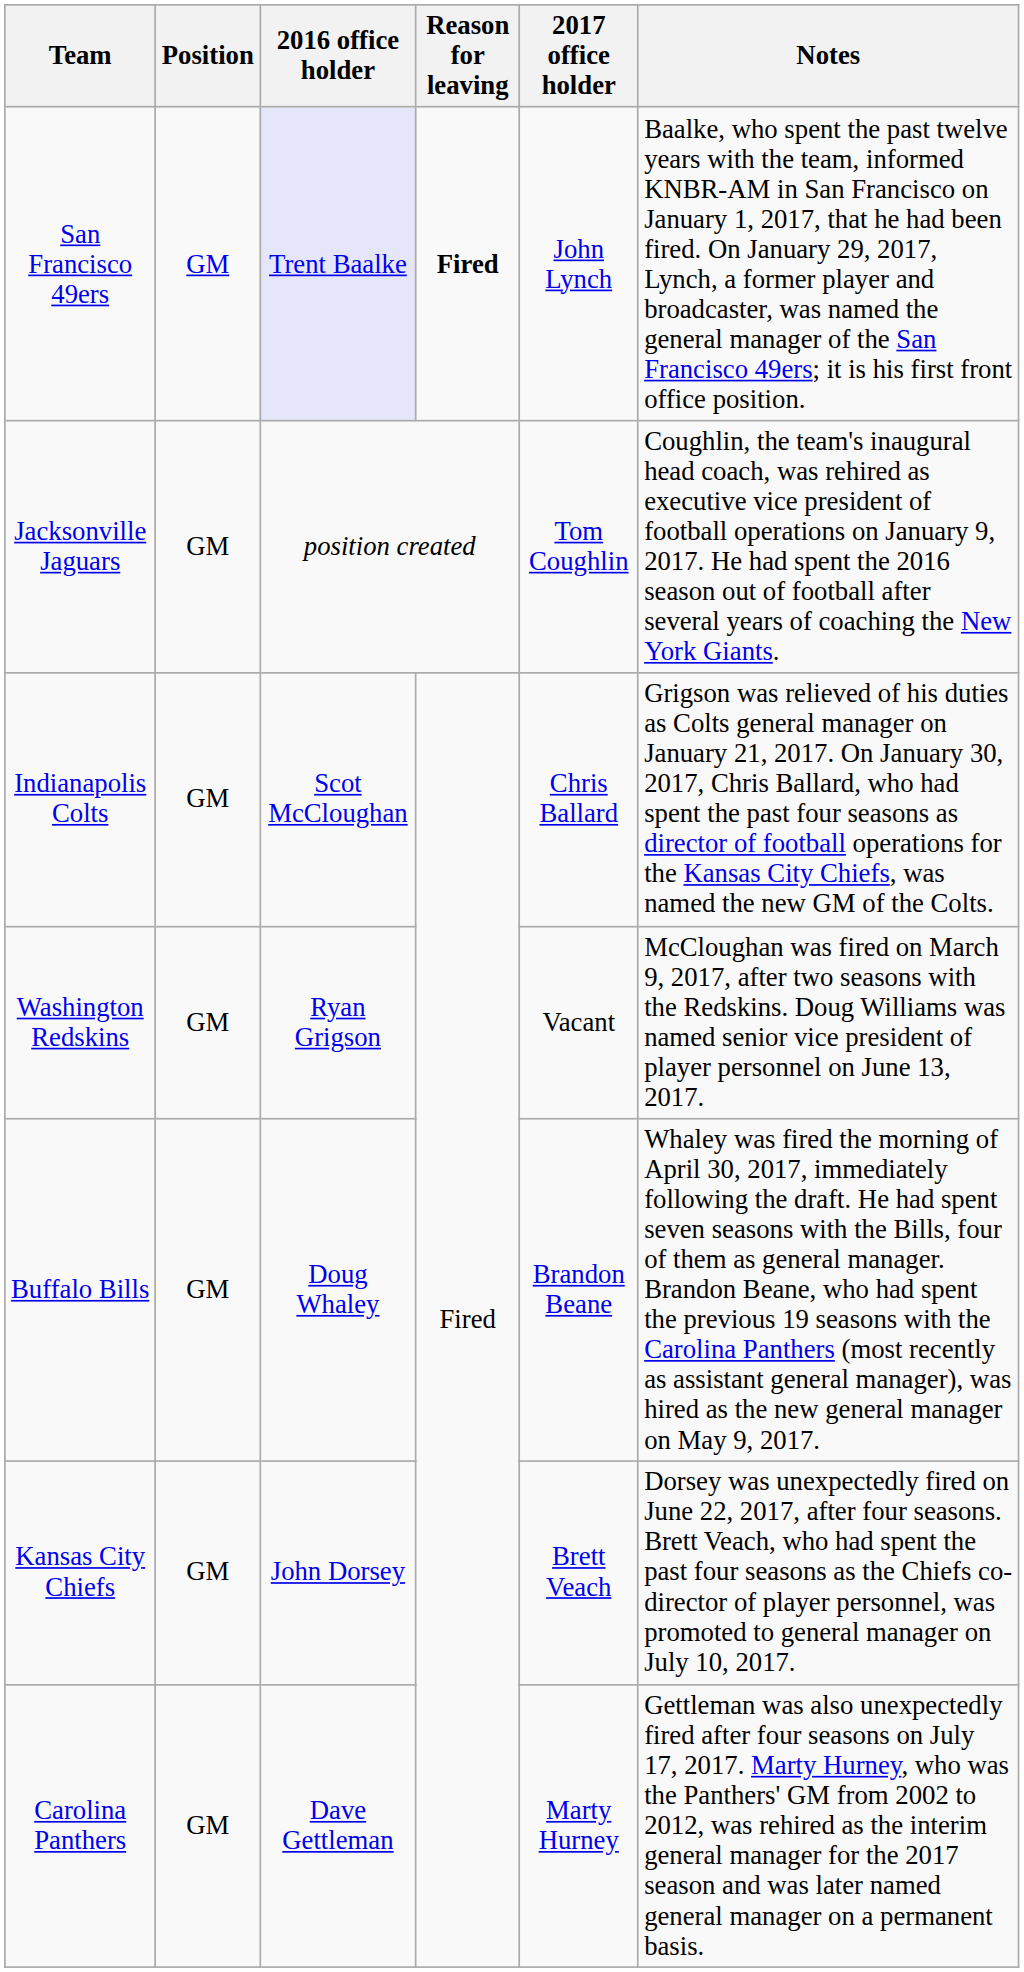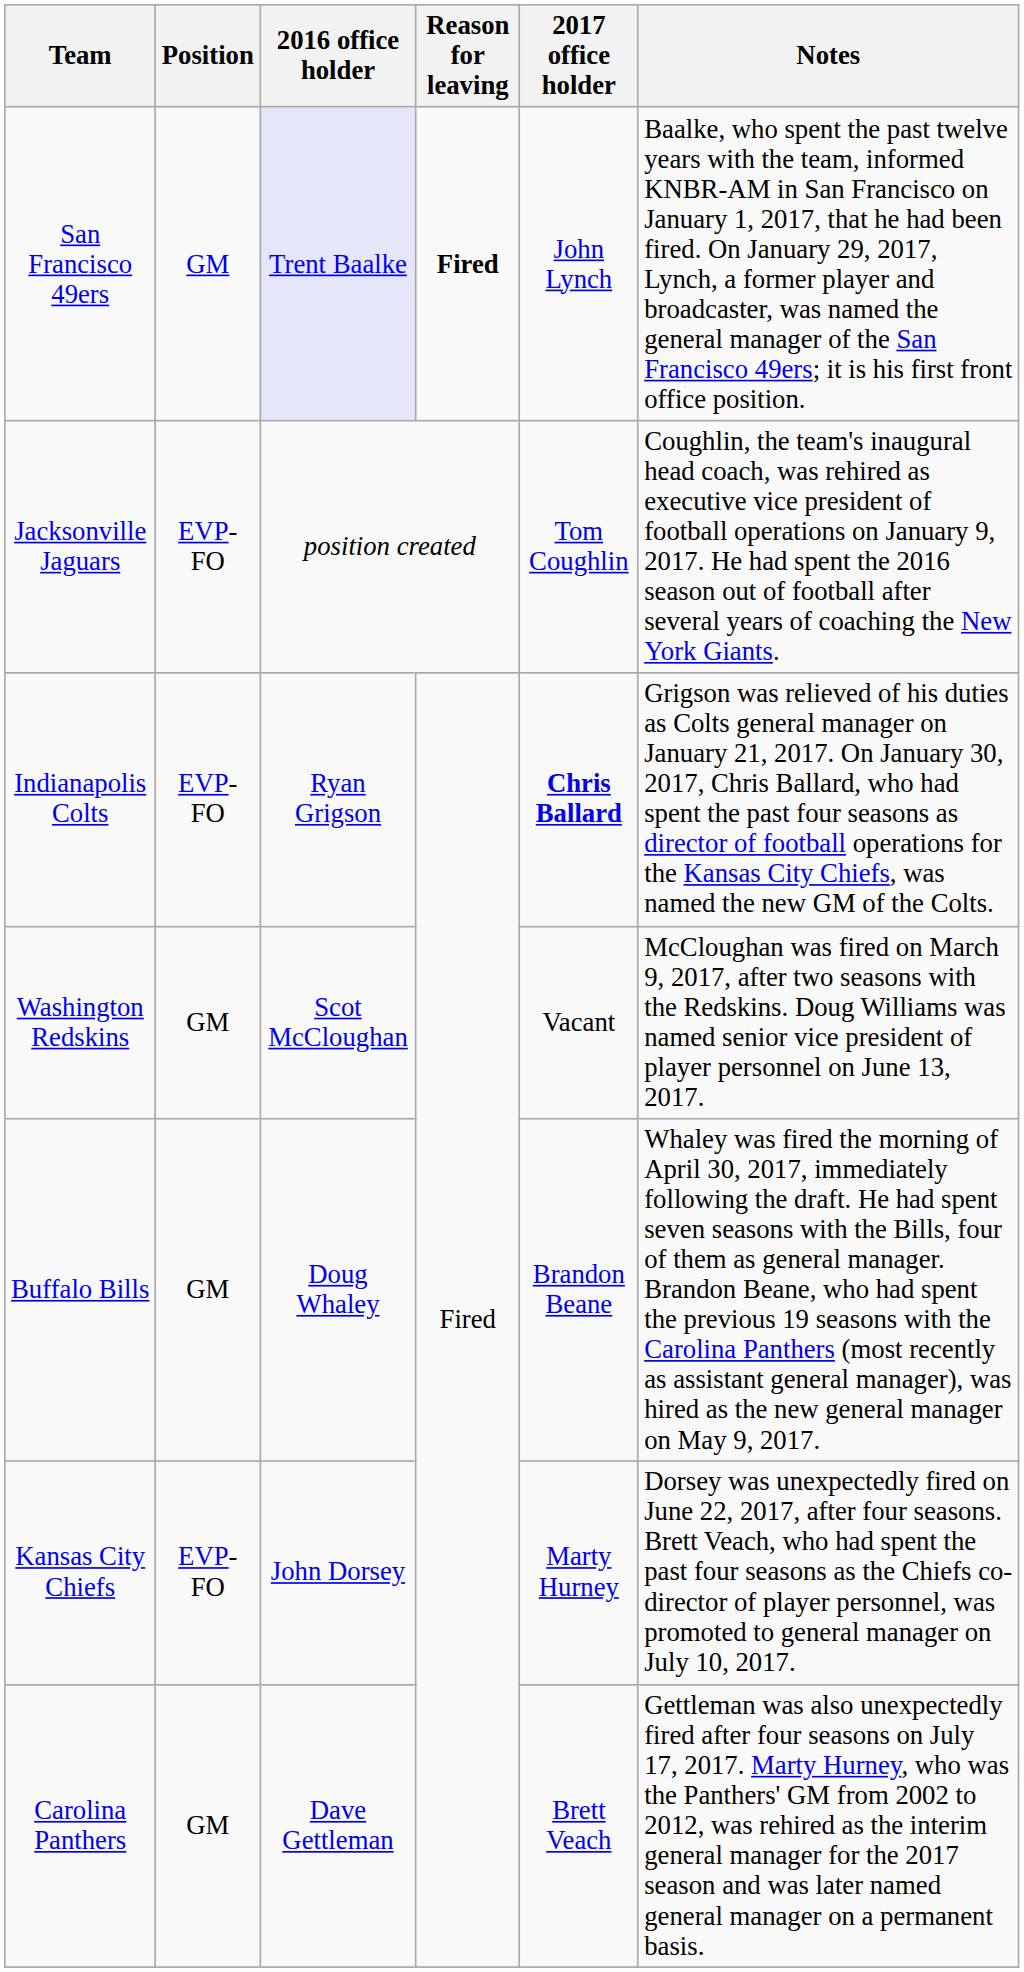(208, 546) GM -> (208, 546) EVP-FO
(208, 799) GM -> (208, 799) EVP-FO
(338, 799) Scot McCloughan -> (338, 799) Ryan Grigson
(579, 799) normal -> (579, 799) bold
(338, 1021) Ryan Grigson -> (338, 1021) Scot McCloughan
(208, 1572) GM -> (208, 1572) EVP-FO
(579, 1572) Brett Veach -> (579, 1572) Marty Hurney
(579, 1825) Marty Hurney -> (579, 1825) Brett Veach
